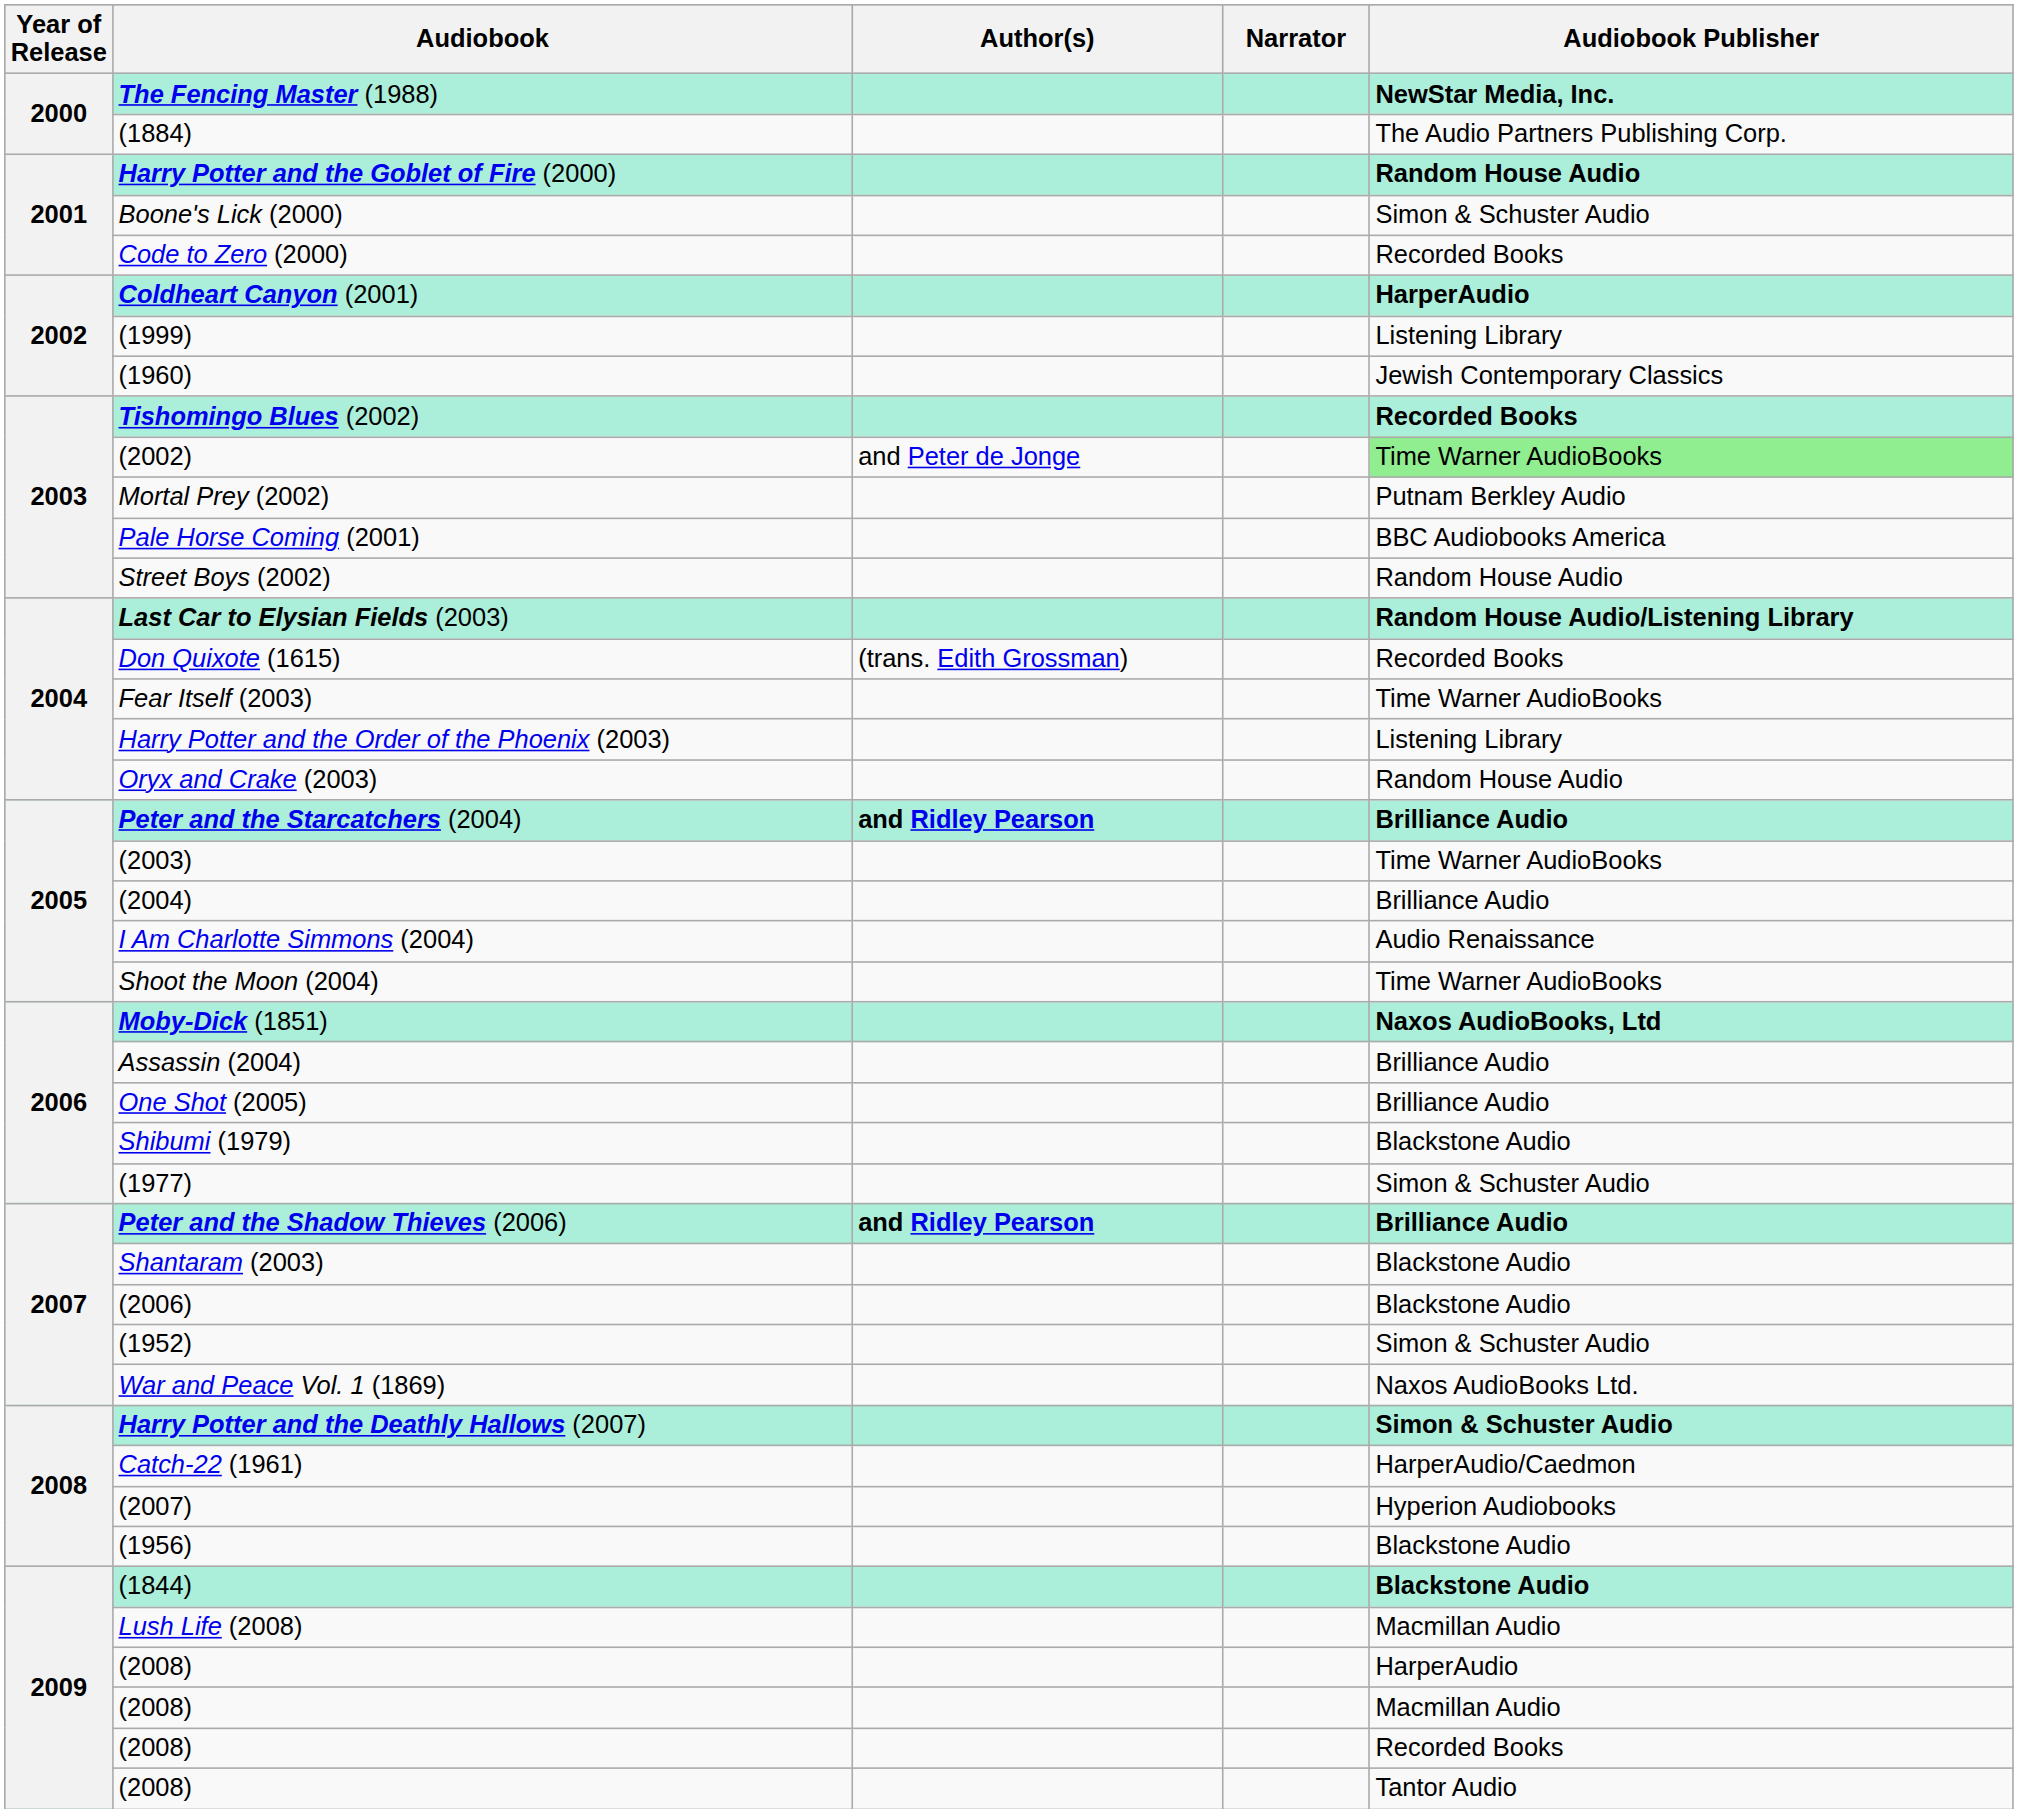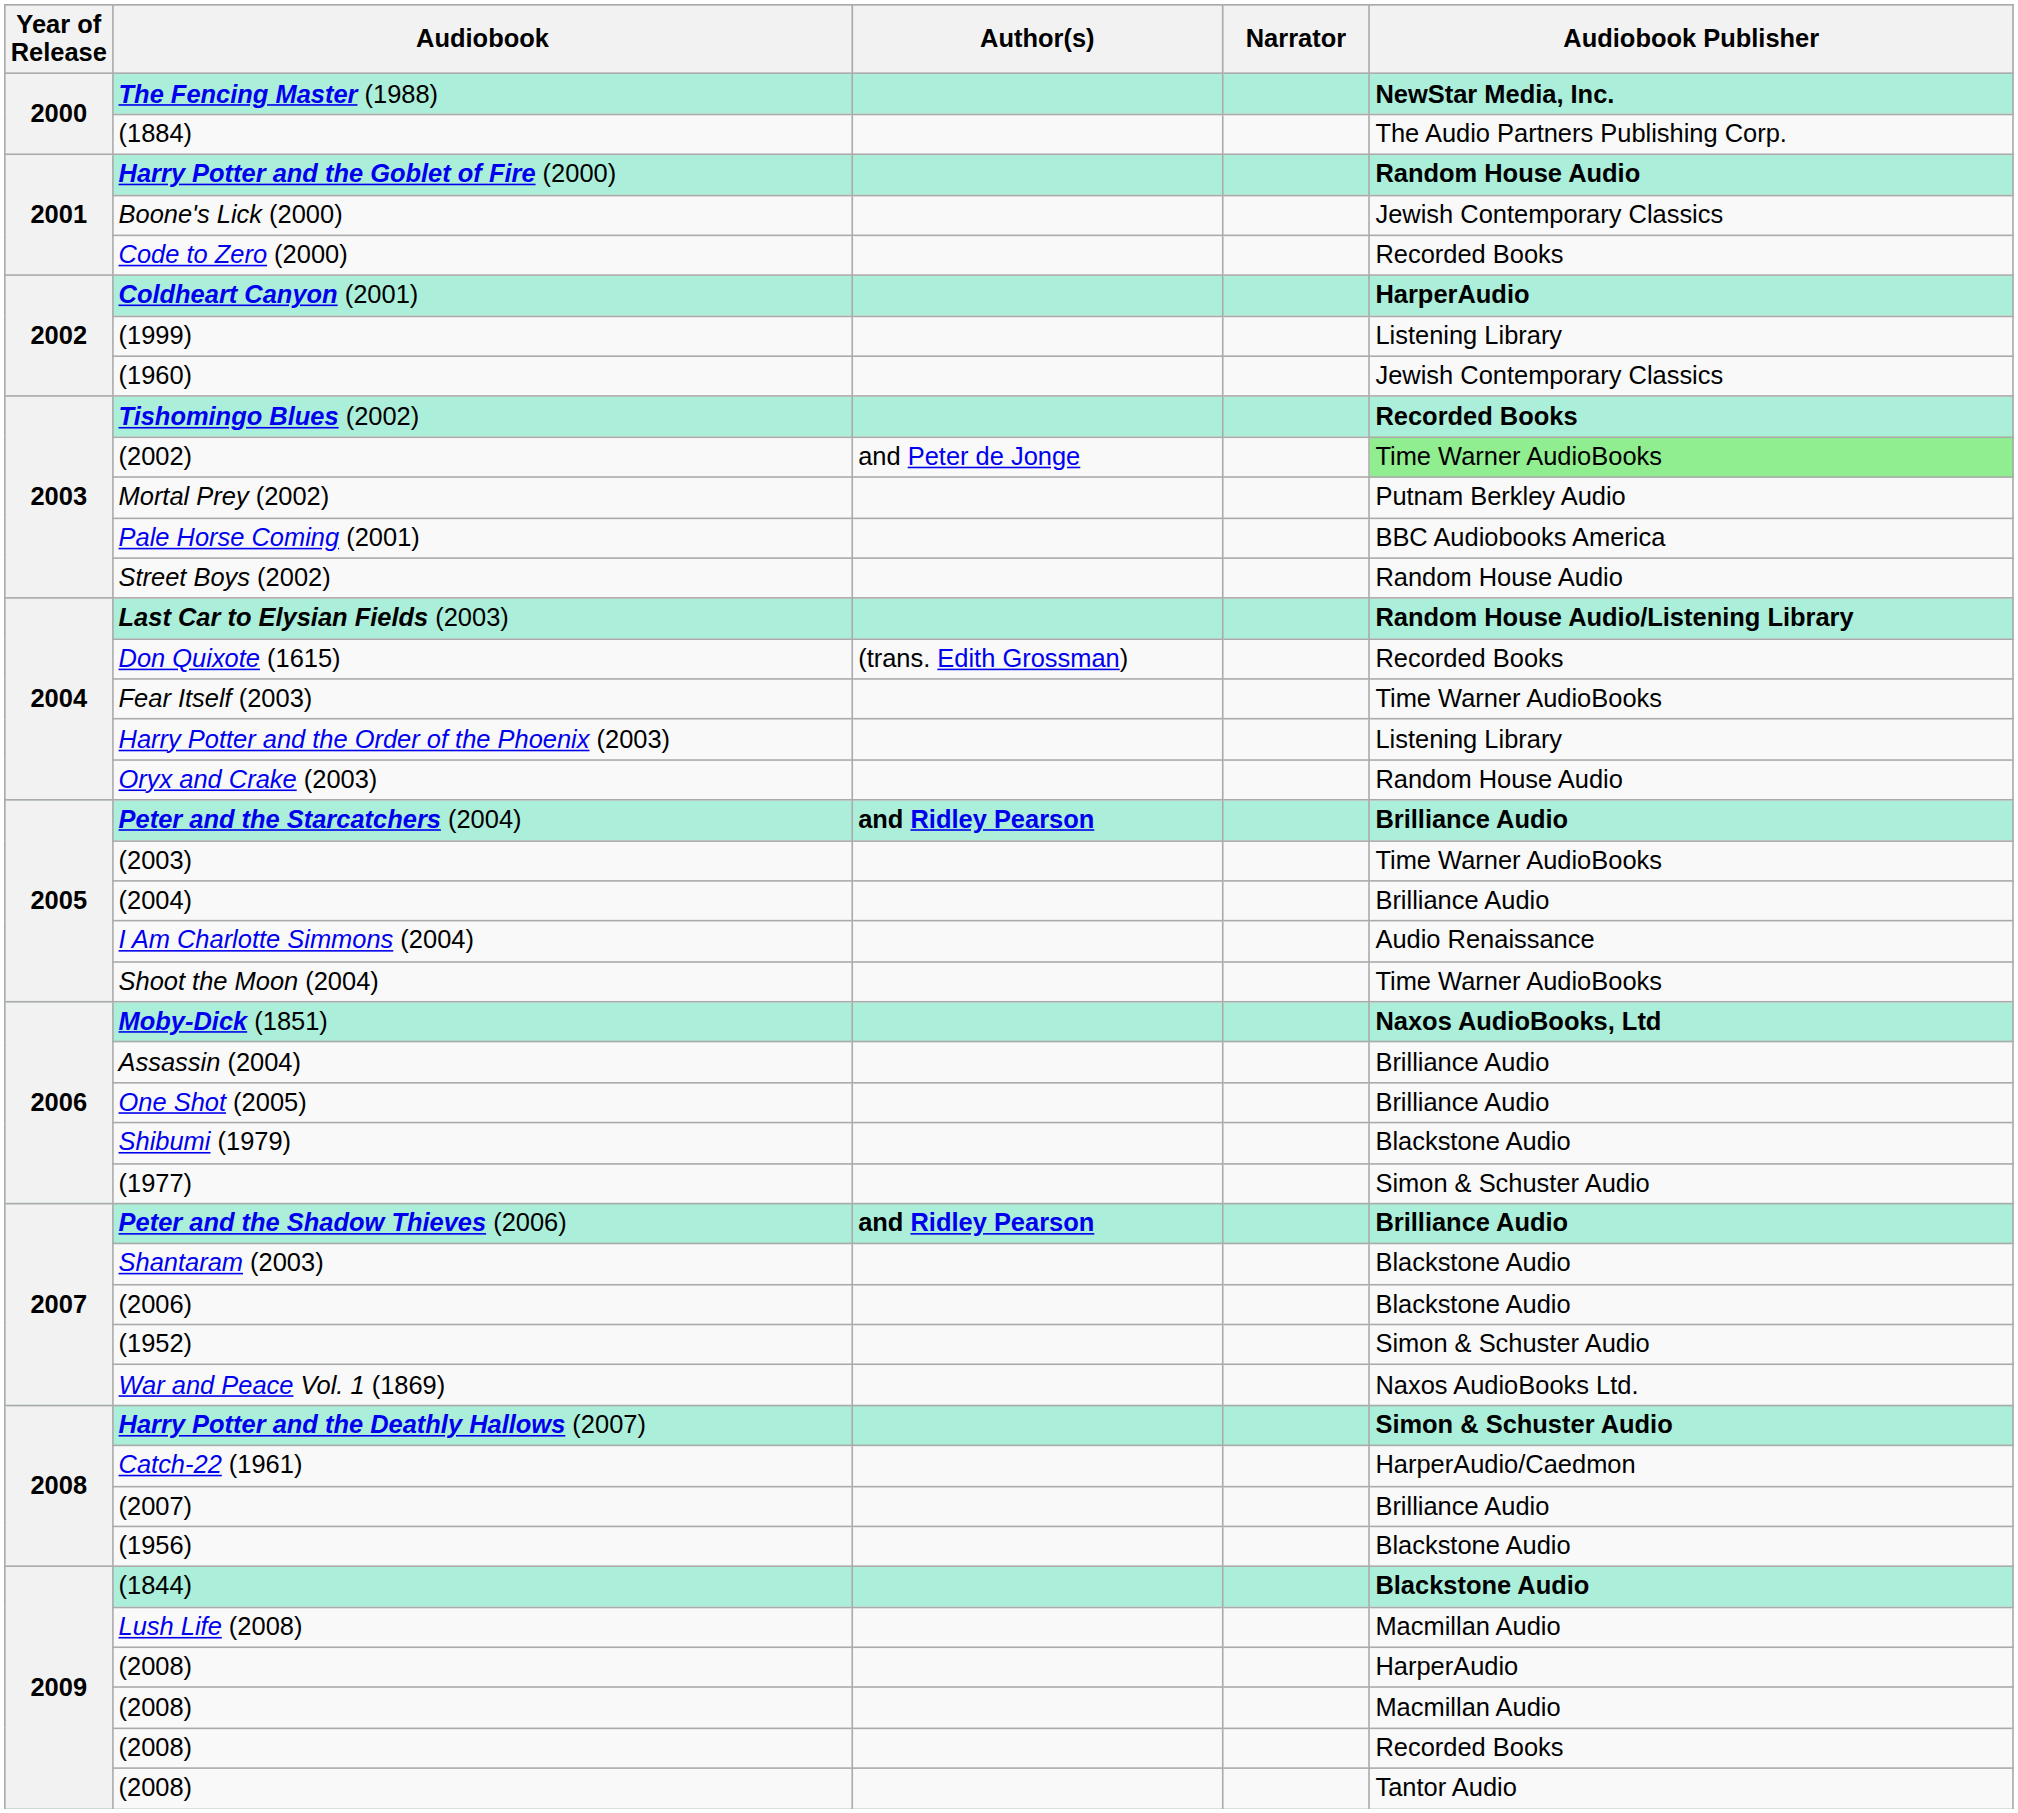(1513, 214) Simon & Schuster Audio -> (1549, 214) Jewish Contemporary Classics
(1496, 1505) Hyperion Audiobooks -> (1462, 1505) Brilliance Audio
